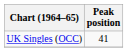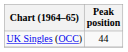(104, 39) 41 -> (104, 39) 44
